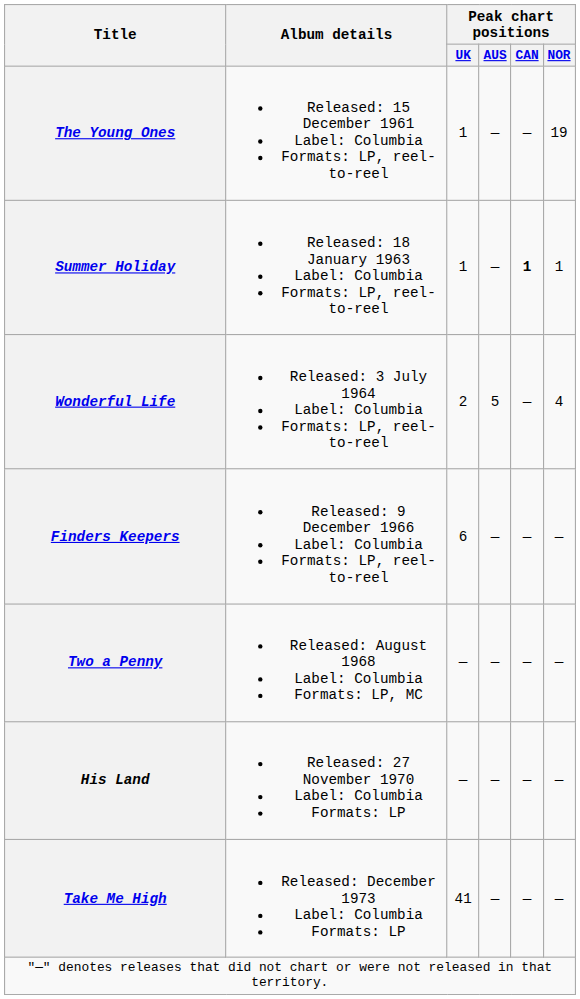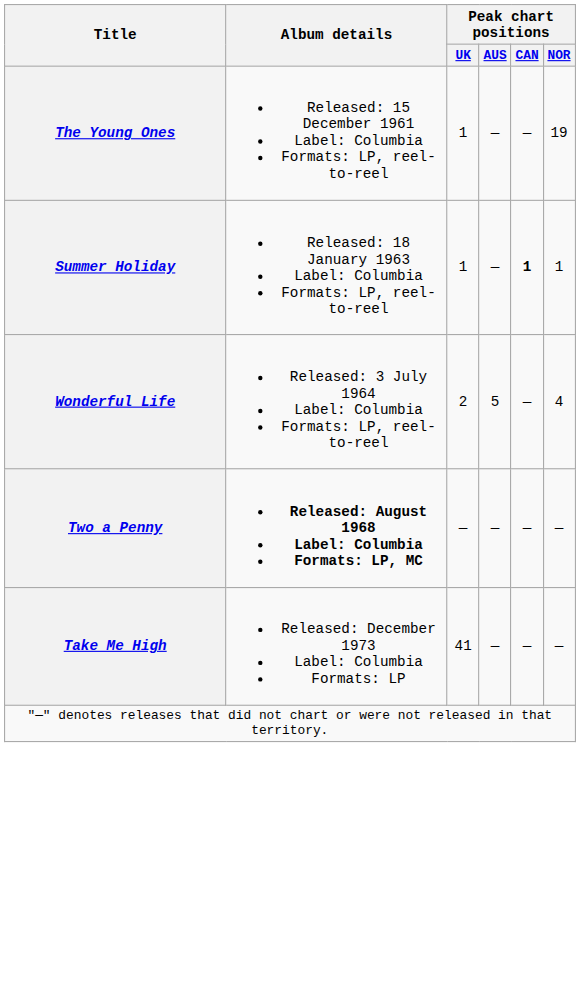- row: (115, 536)
(337, 671) normal -> (337, 536) bold
- row: (115, 780)
